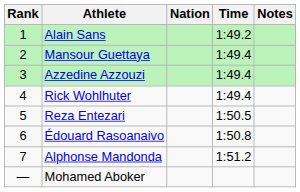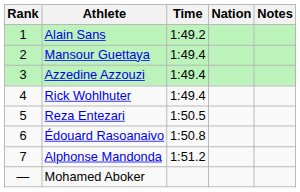columns swapped: (190, 14) <-> (234, 14)
